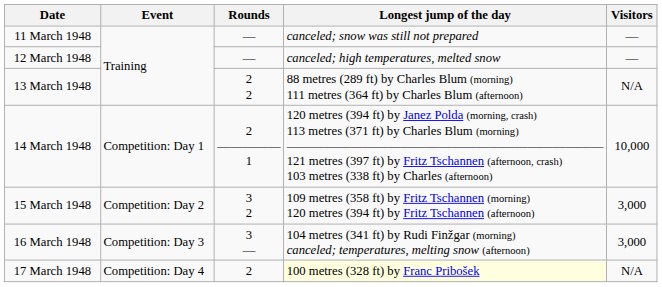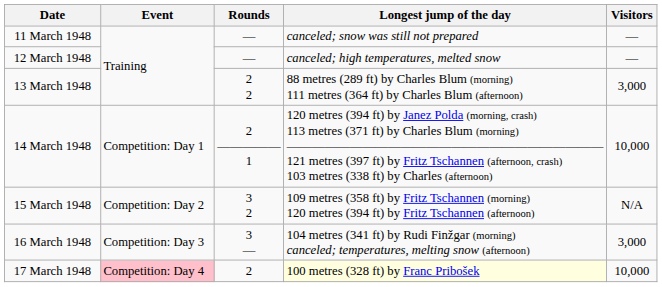(632, 86) N/A -> (632, 86) 3,000
(632, 205) 3,000 -> (632, 205) N/A
(154, 271) no background -> (154, 271) pink background
(632, 271) N/A -> (632, 271) 10,000
